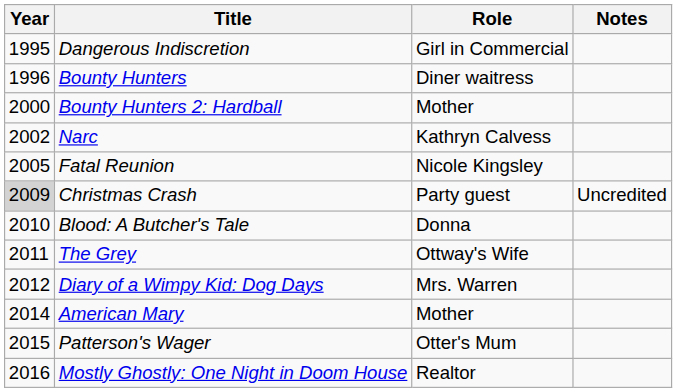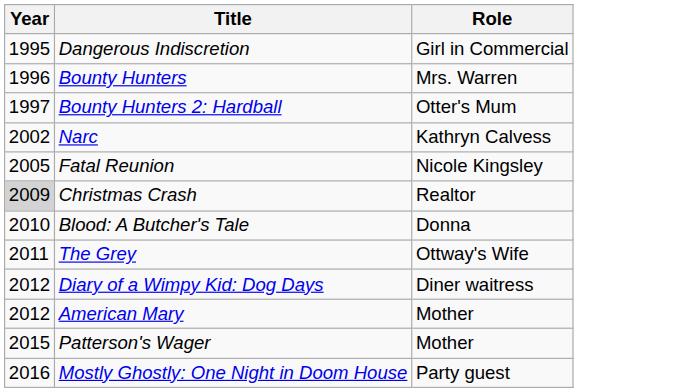- column: (622, 19)
(475, 78) Diner waitress -> (467, 78) Mrs. Warren
(30, 107) 2000 -> (30, 107) 1997
(445, 107) Mother -> (466, 107) Otter's Mum
(463, 195) Party guest -> (446, 195) Realtor
(467, 284) Mrs. Warren -> (475, 284) Diner waitress
(30, 313) 2014 -> (30, 313) 2012
(466, 343) Otter's Mum -> (445, 343) Mother
(446, 372) Realtor -> (463, 372) Party guest
